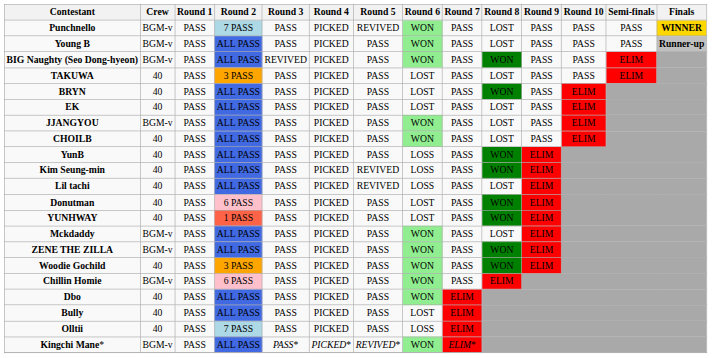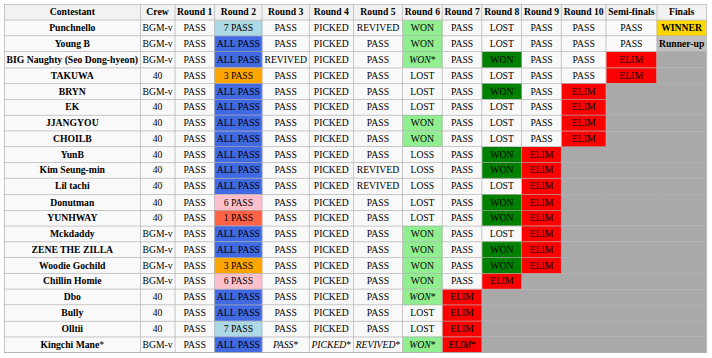(422, 60) WON -> (422, 60) WON*
(158, 91) 40 -> (158, 91) BGM-v
(158, 123) BGM-v -> (158, 123) 40
(158, 266) 40 -> (158, 266) BGM-v
(422, 297) WON -> (422, 297) WON*
(422, 329) LOSS -> (422, 329) LOST
(422, 345) WON -> (422, 345) WON*
